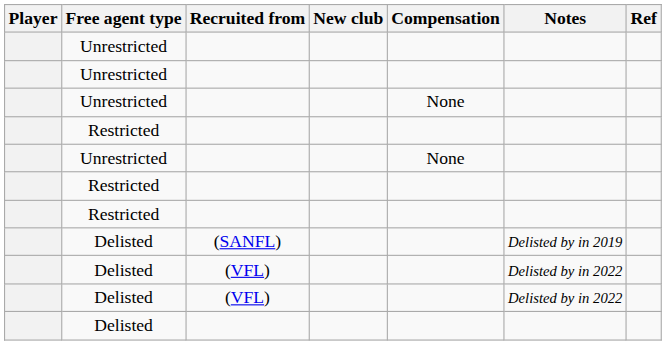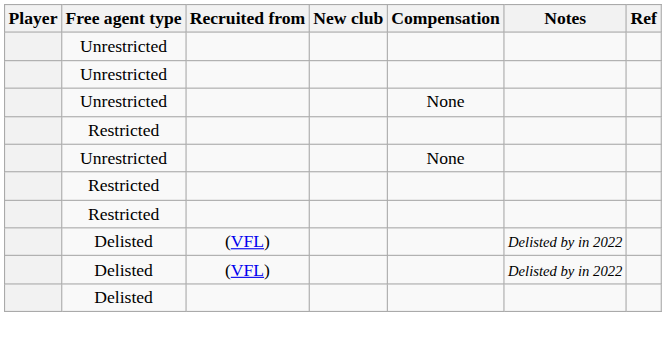- row: (124, 241)
